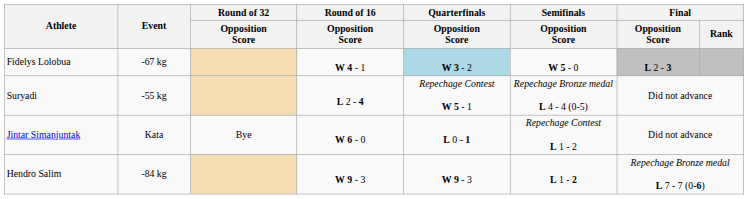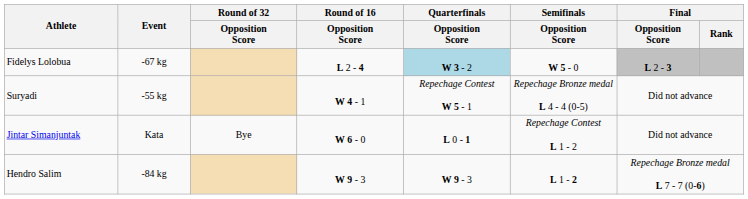(350, 68) W 4 - 1 -> (350, 68) L 2 - 4
(350, 101) L 2 - 4 -> (350, 101) W 4 - 1
